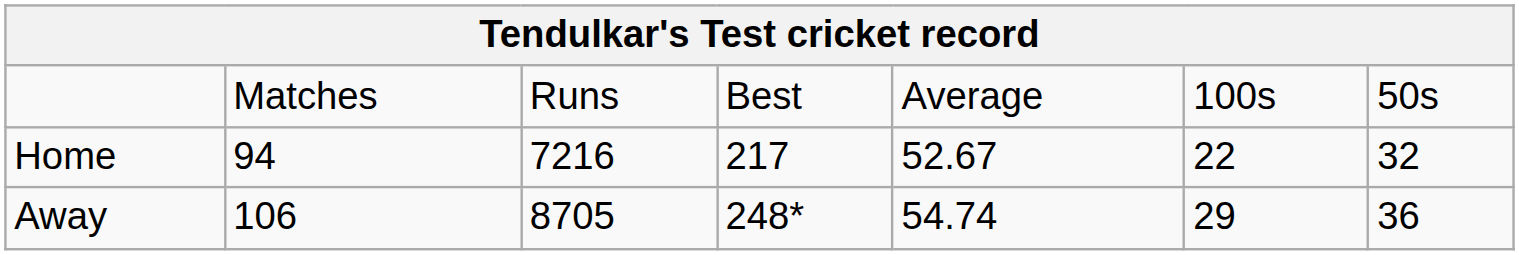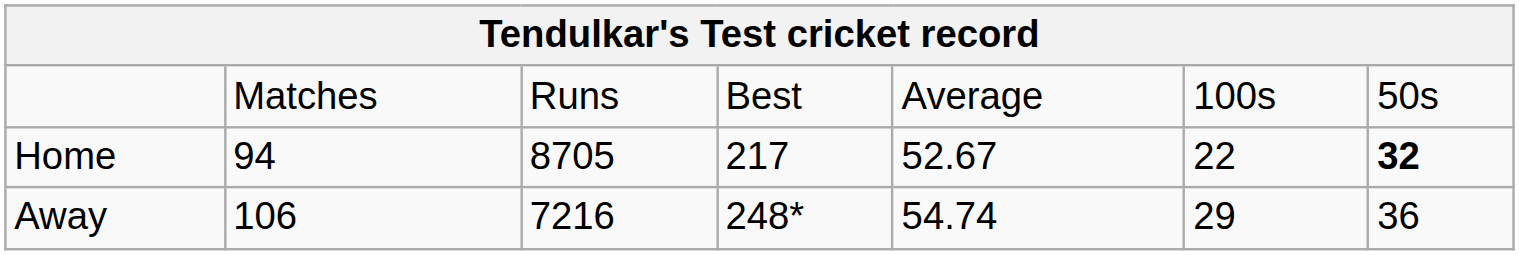(572, 156) 7216 -> (572, 156) 8705
(1398, 156) normal -> (1398, 156) bold
(572, 217) 8705 -> (572, 217) 7216
